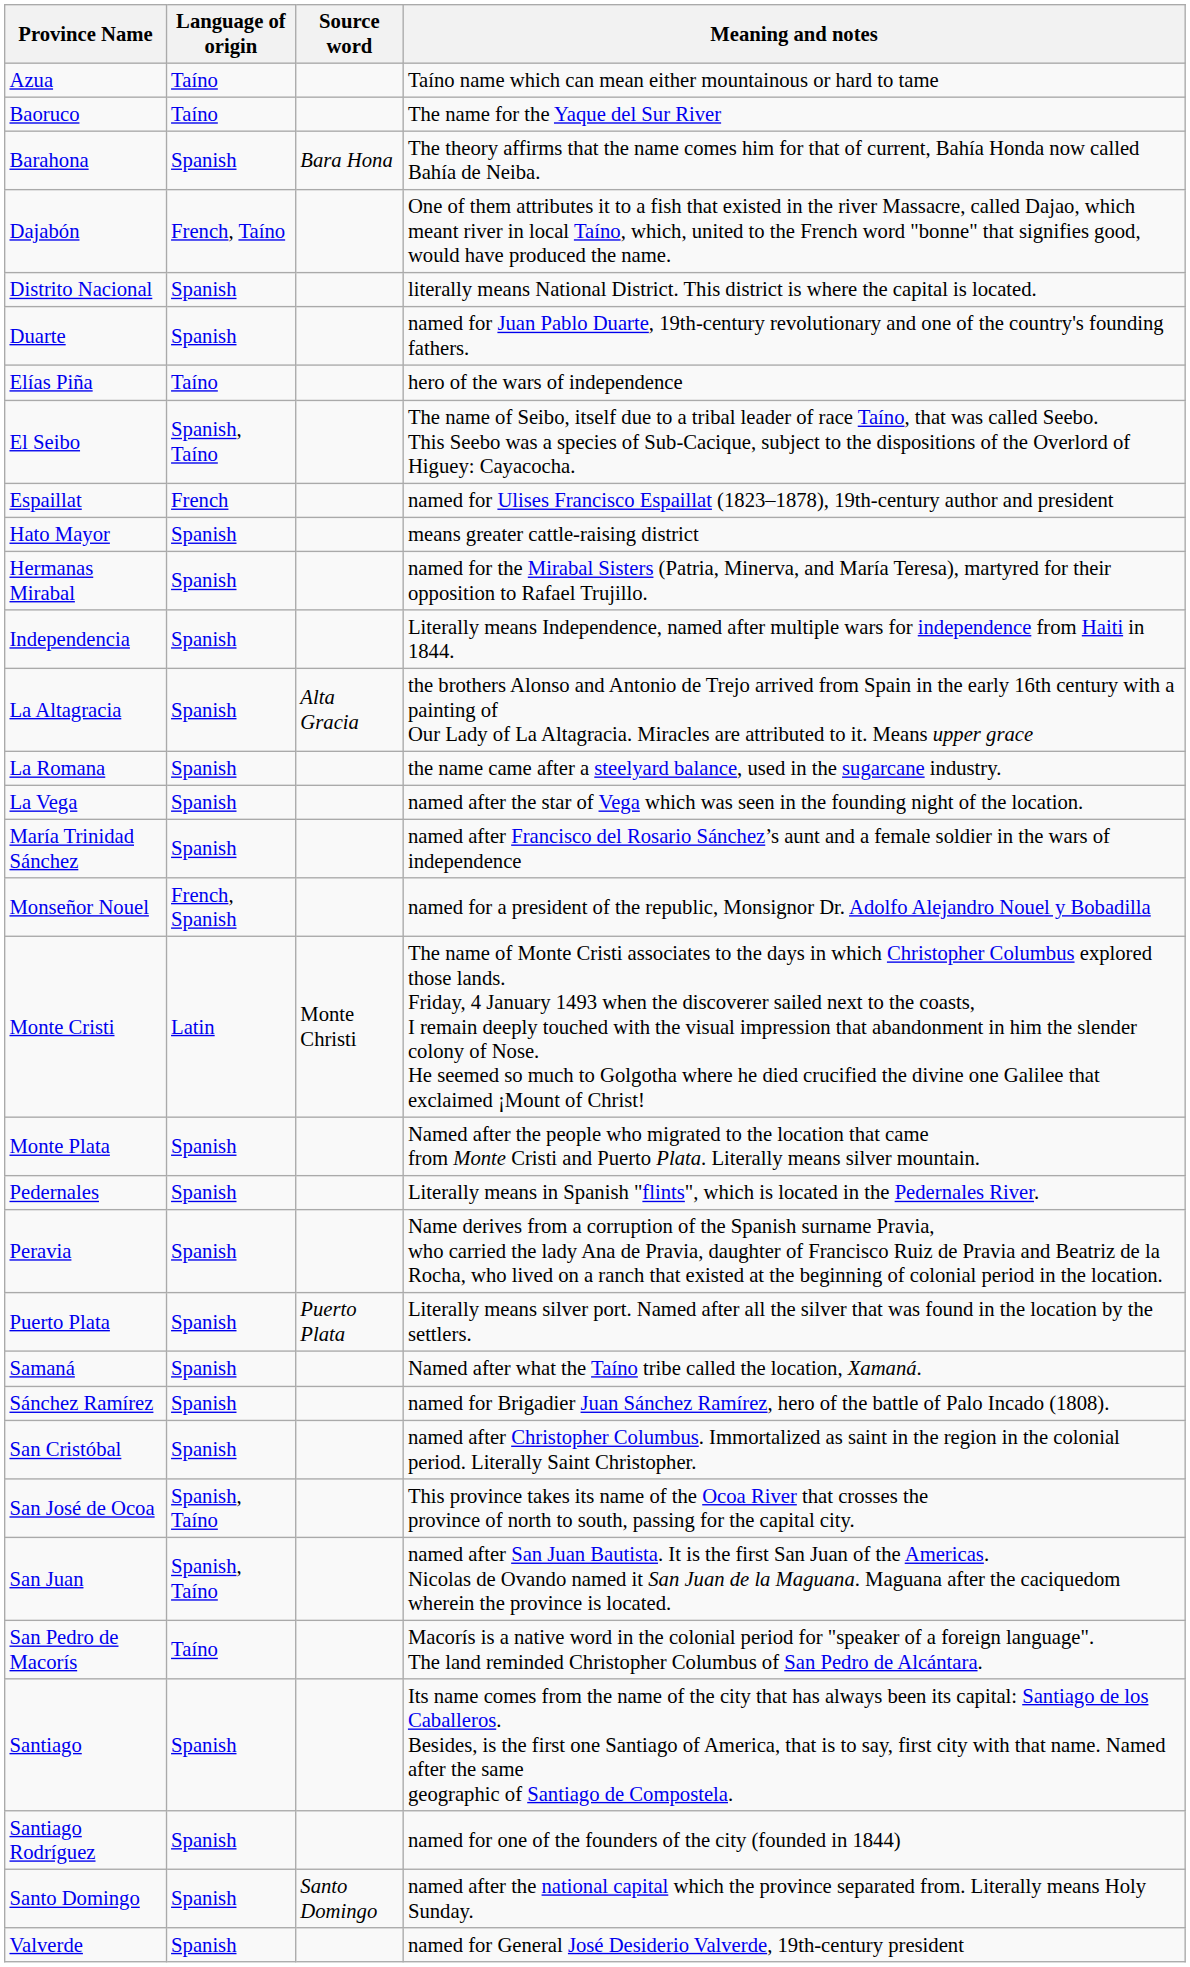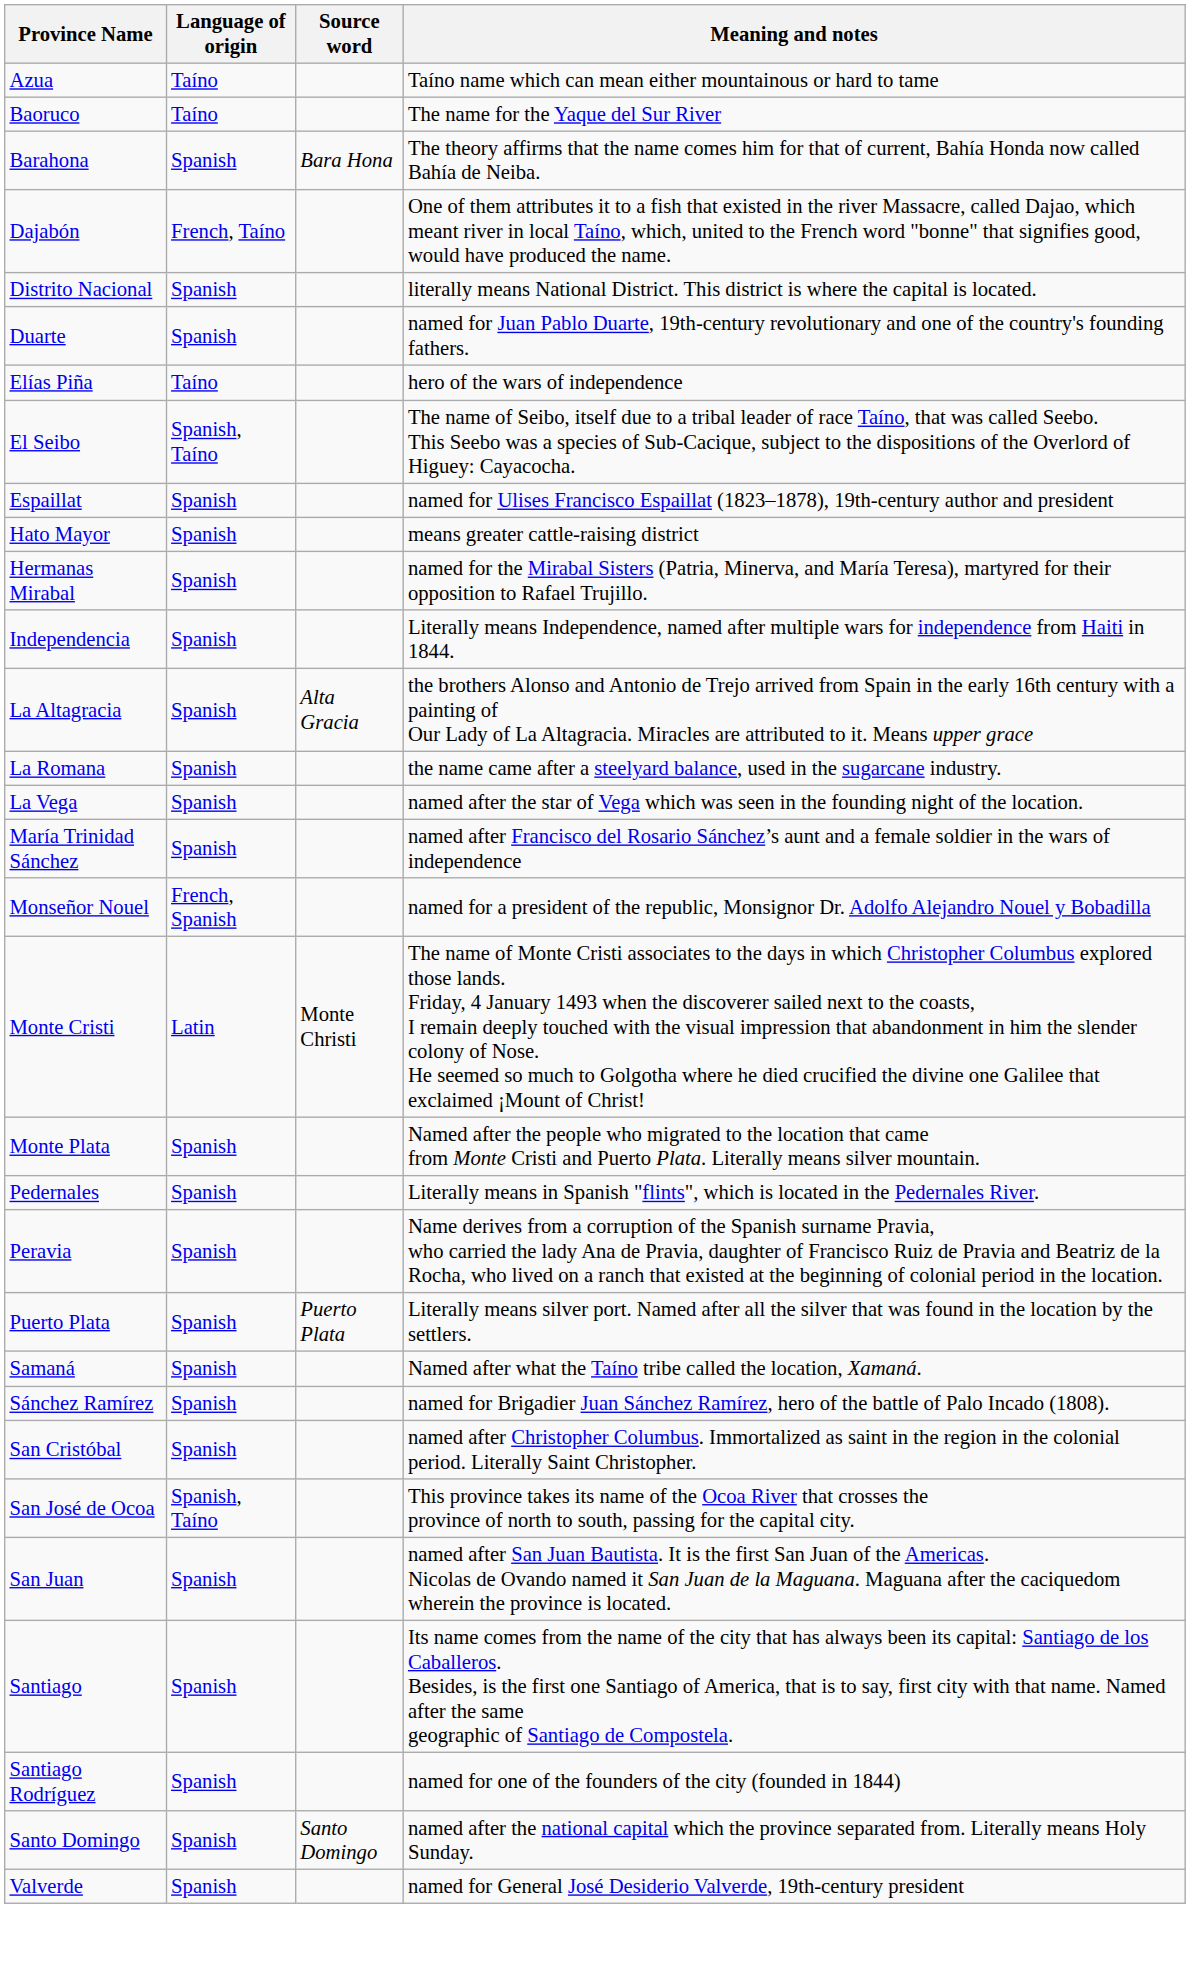(200, 499) French -> (204, 499) Spanish
(206, 1578) Spanish, Taíno -> (204, 1578) Spanish
- row: (64, 1649)
